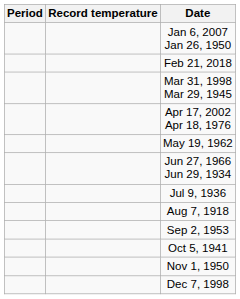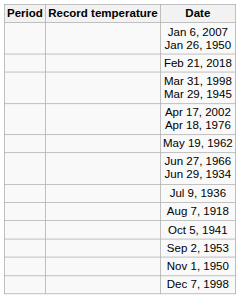rows swapped: (198, 229) <-> (198, 248)
